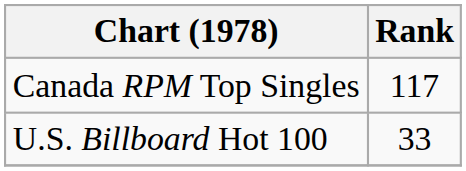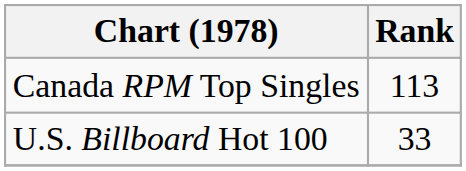(415, 84) 117 -> (415, 84) 113
